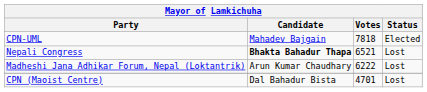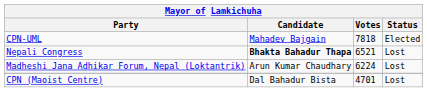(365, 66) 6222 -> (365, 66) 6224
